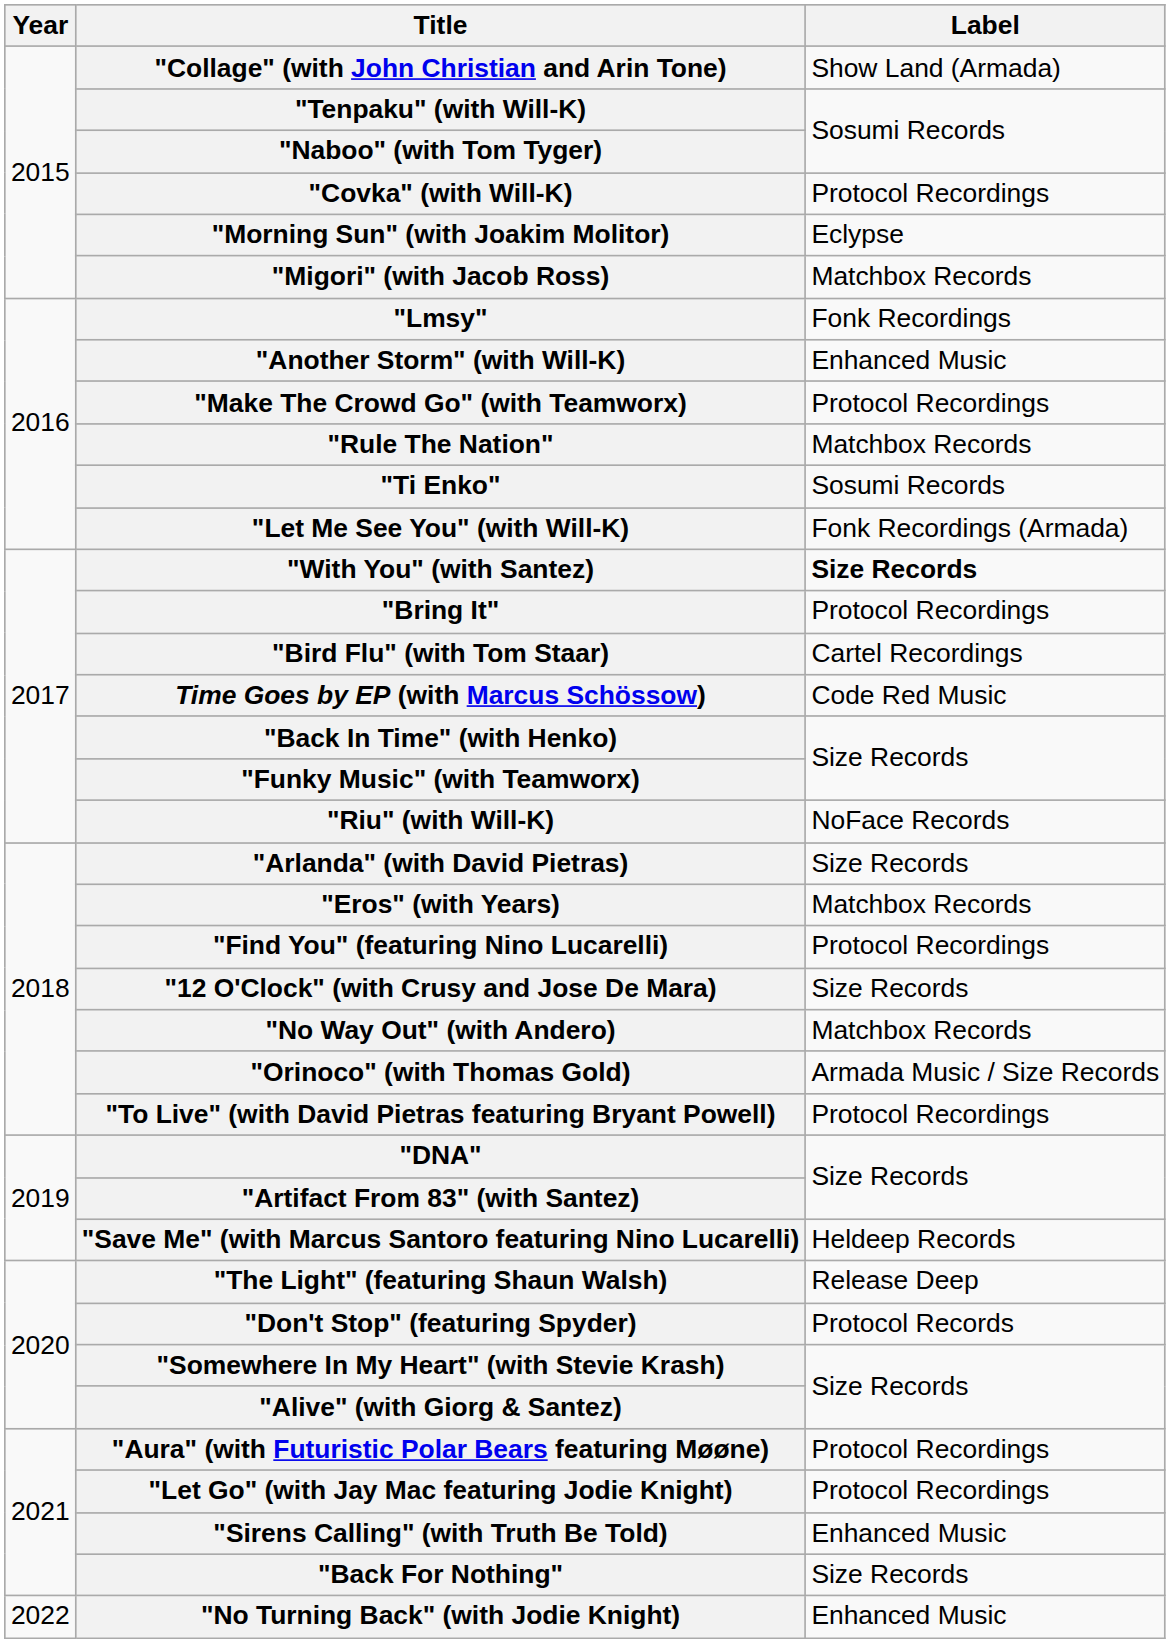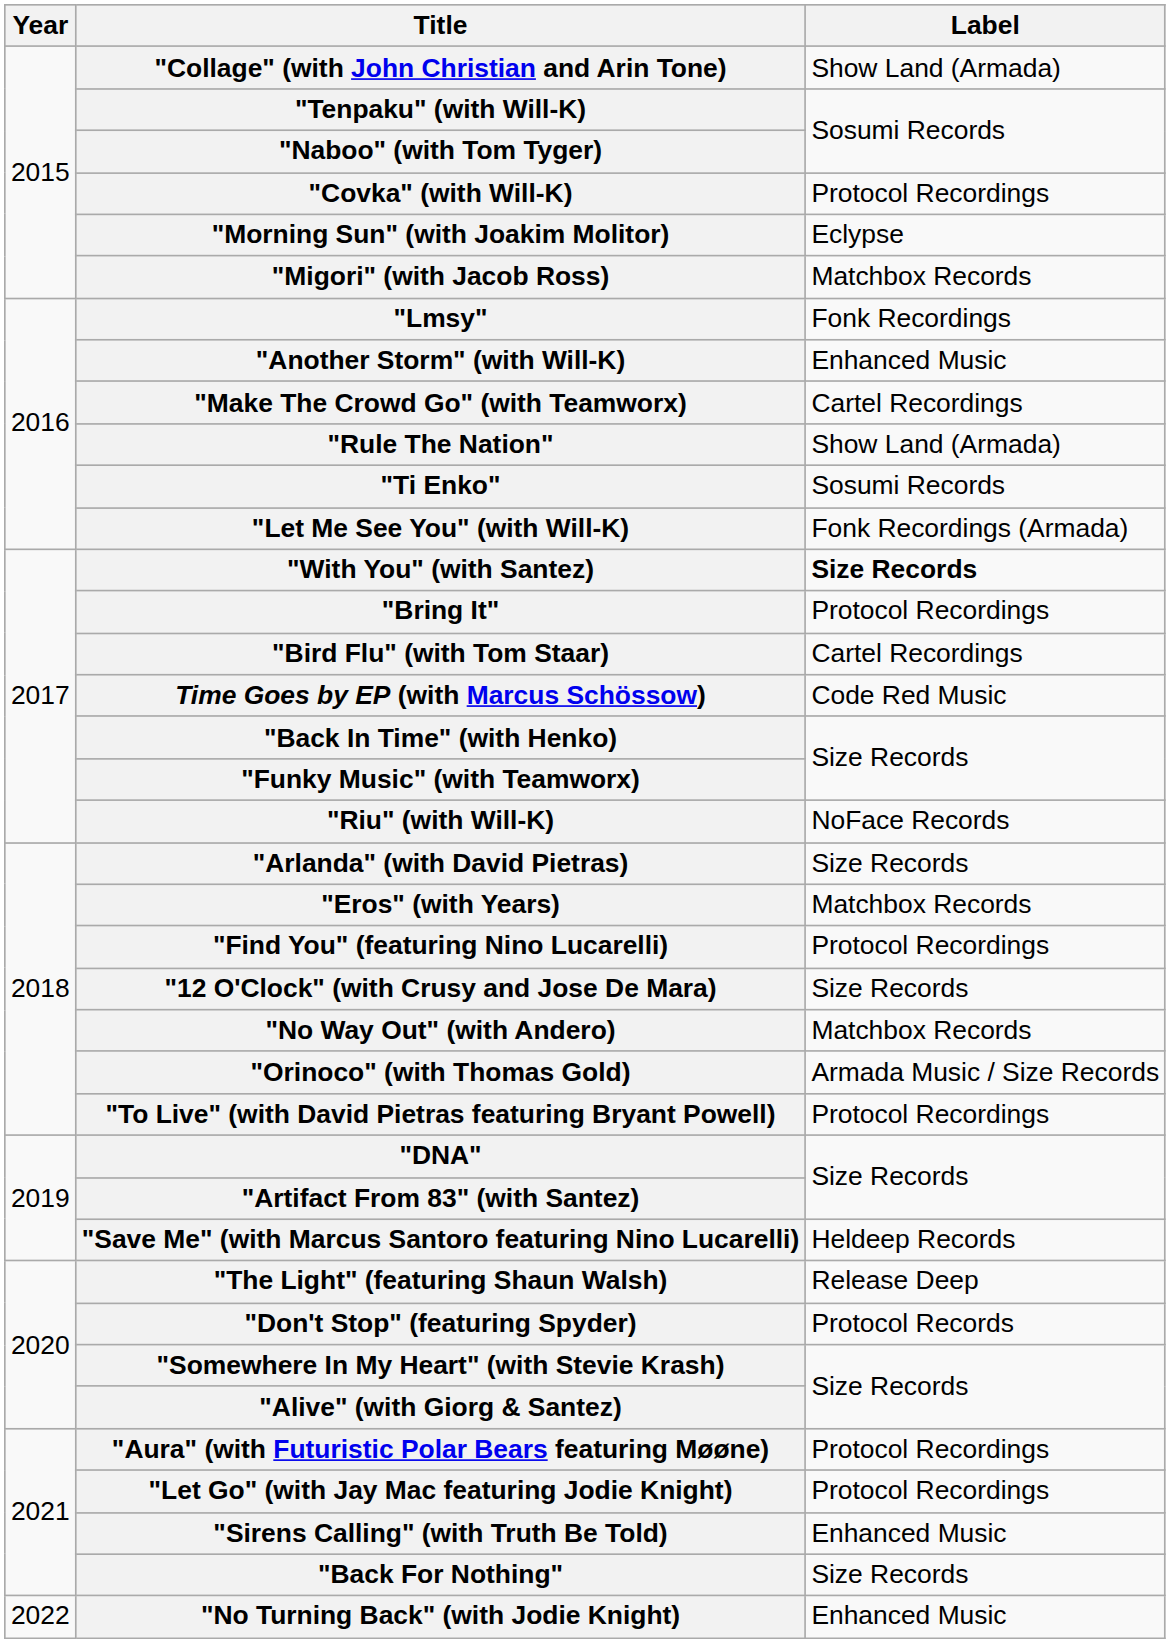(930, 402) Protocol Recordings -> (917, 402) Cartel Recordings
(921, 444) Matchbox Records -> (936, 444) Show Land (Armada)
